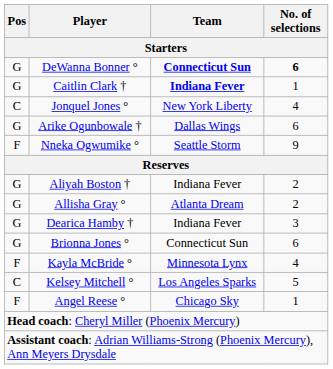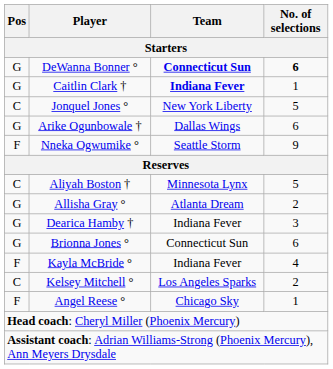(296, 106) 4 -> (296, 106) 5
(17, 184) G -> (17, 184) C
(207, 184) Indiana Fever -> (207, 184) Minnesota Lynx
(296, 184) 2 -> (296, 184) 5
(207, 262) Minnesota Lynx -> (207, 262) Indiana Fever
(296, 282) 5 -> (296, 282) 2
